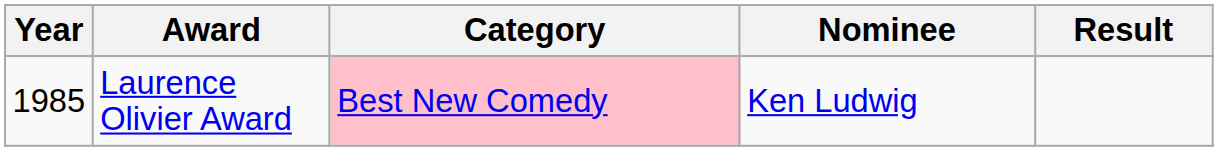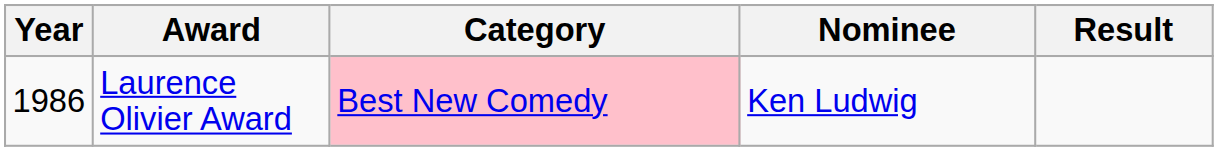(49, 100) 1985 -> (49, 100) 1986
